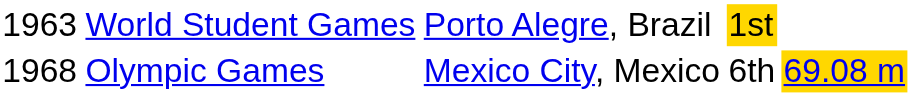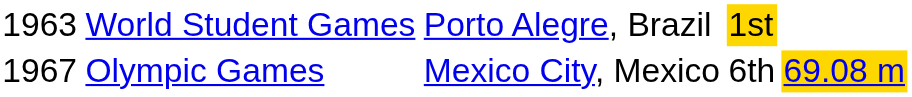(40, 70) 1968 -> (40, 70) 1967
